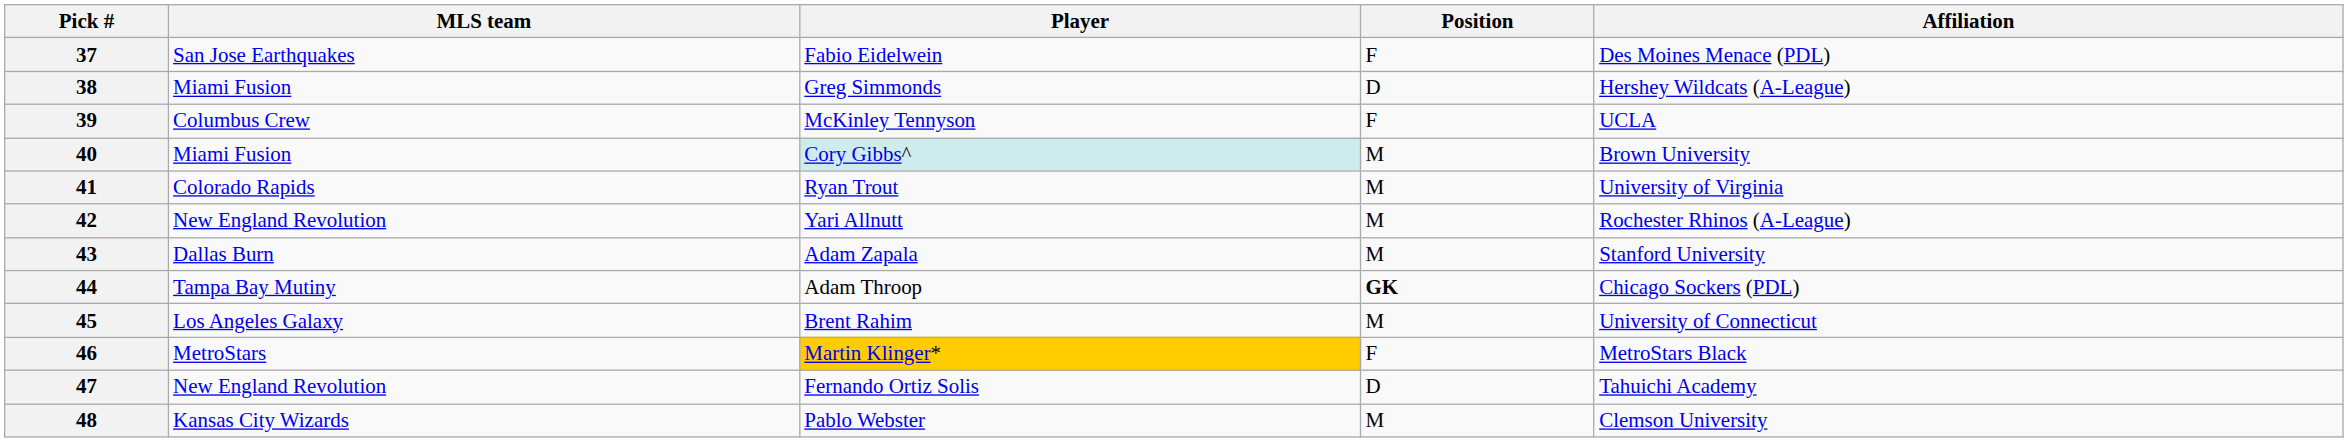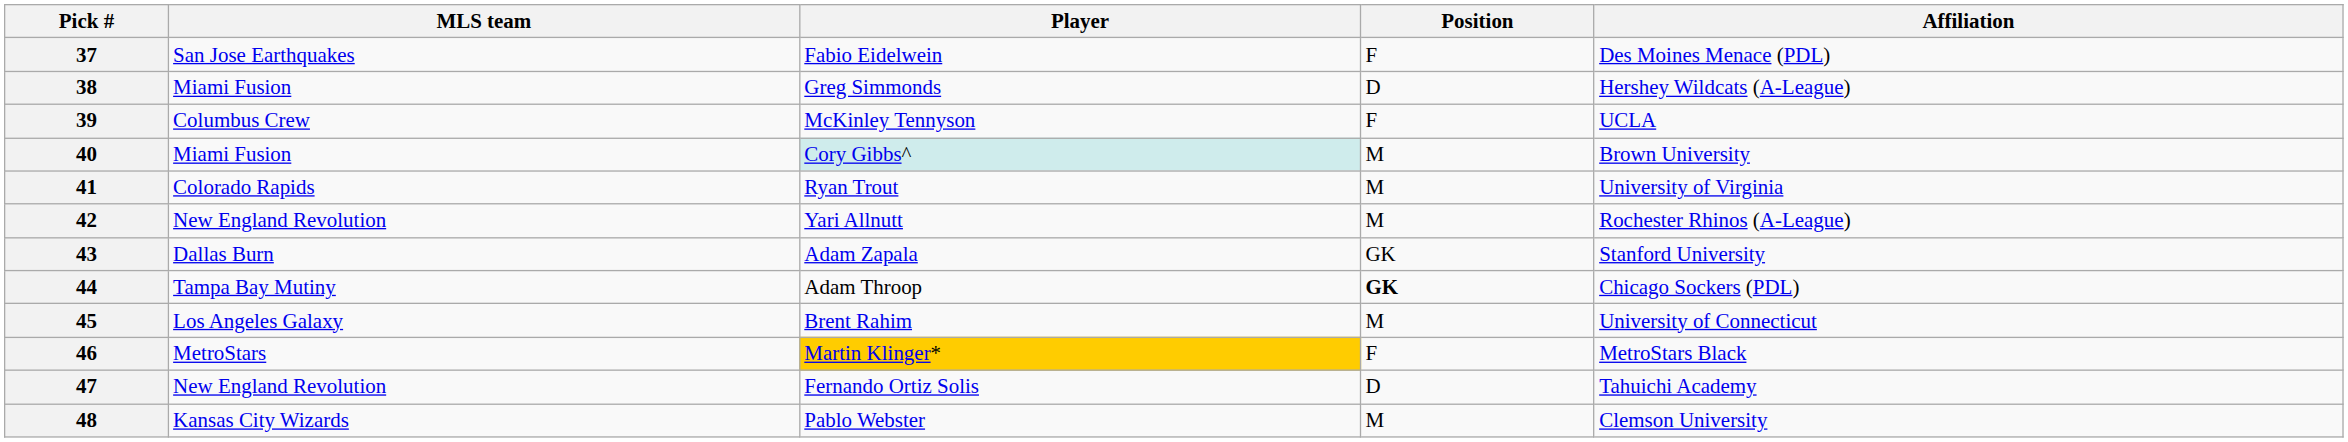(1375, 253) M -> (1381, 253) GK
